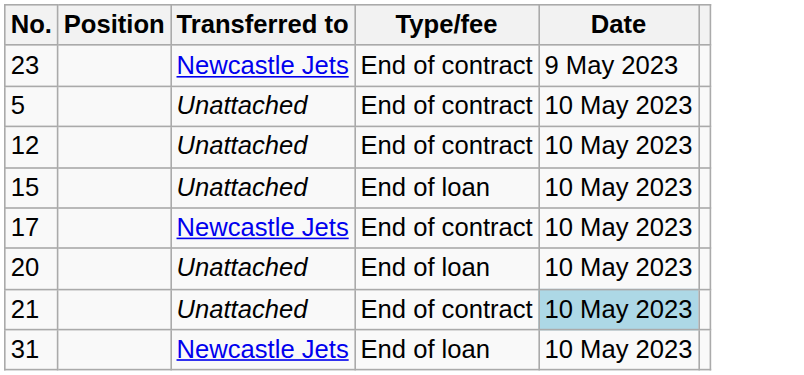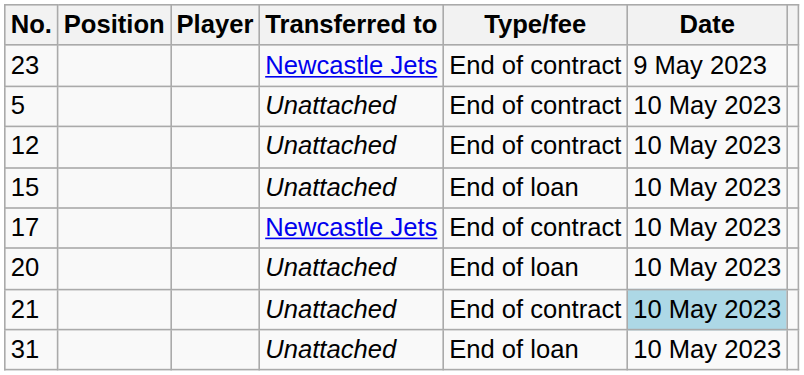+ column: (215, 24)
(263, 349) Newcastle Jets -> (331, 349) Unattached
